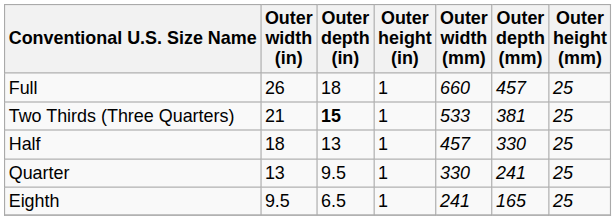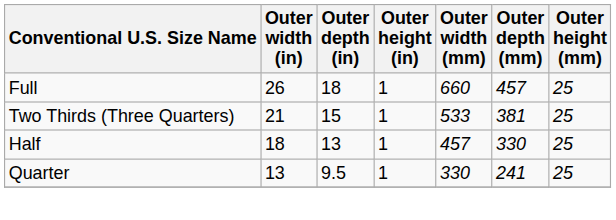(331, 115) bold -> (331, 115) normal
- row: (34, 201)
